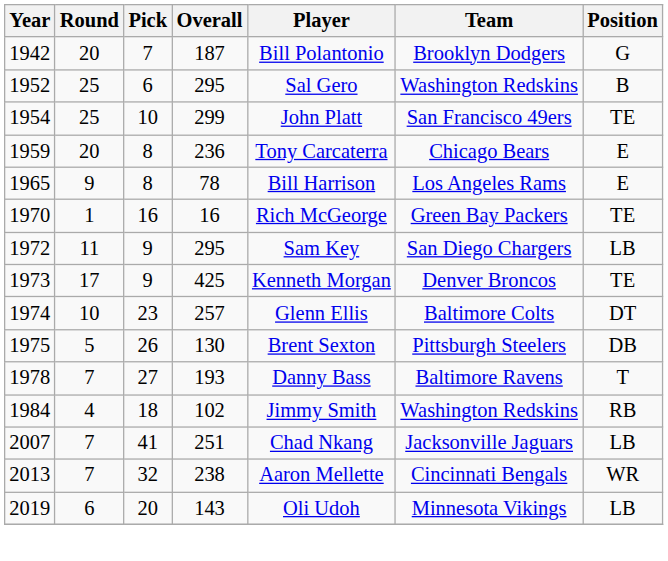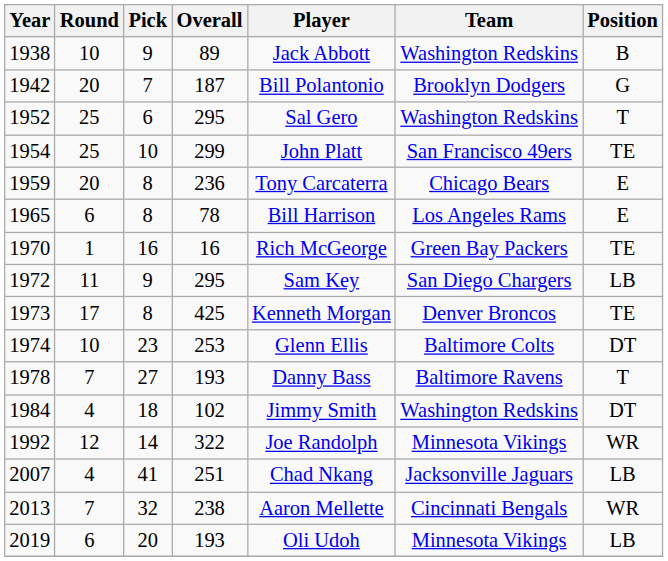+ row: (30, 53)
(623, 85) B -> (623, 118) T
(89, 183) 9 -> (89, 215) 6
(148, 280) 9 -> (148, 313) 8
(210, 313) 257 -> (210, 345) 253
- row: (30, 345)
(623, 410) RB -> (623, 410) DT
+ row: (30, 442)
(89, 442) 7 -> (89, 475) 4
(210, 507) 143 -> (210, 540) 193
